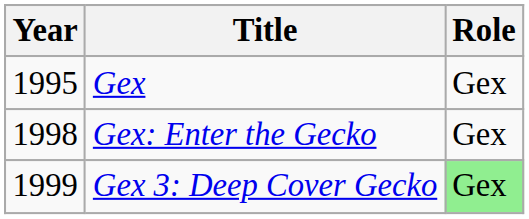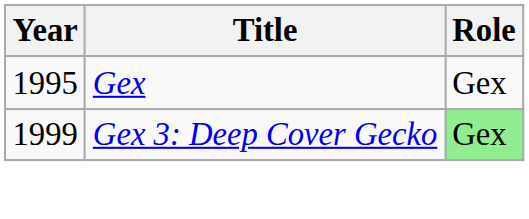- row: (235, 133)
